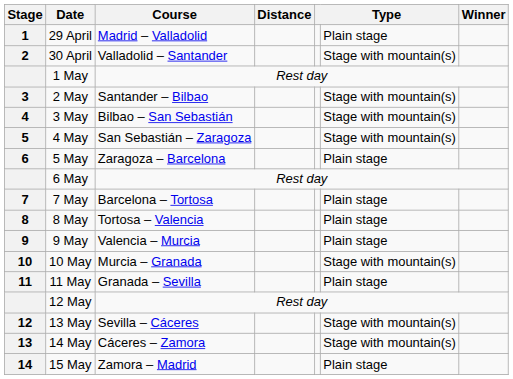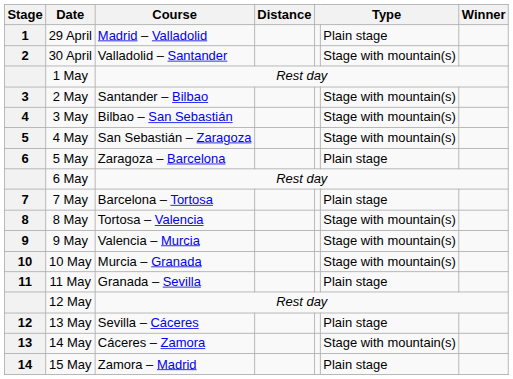(355, 220) Plain stage -> (390, 220) Stage with mountain(s)
(355, 240) Plain stage -> (390, 240) Stage with mountain(s)
(390, 323) Stage with mountain(s) -> (355, 323) Plain stage
